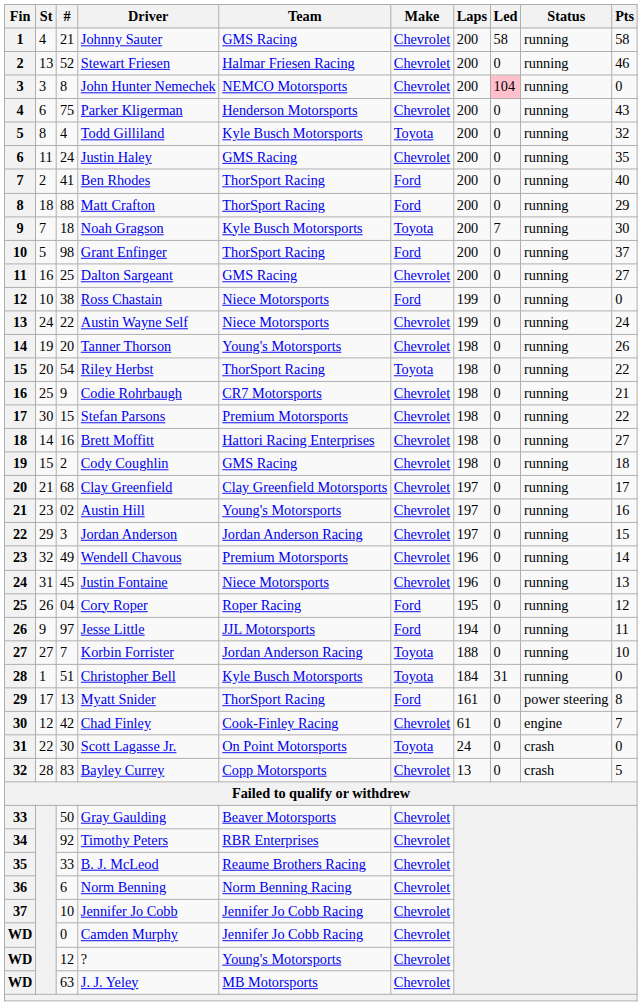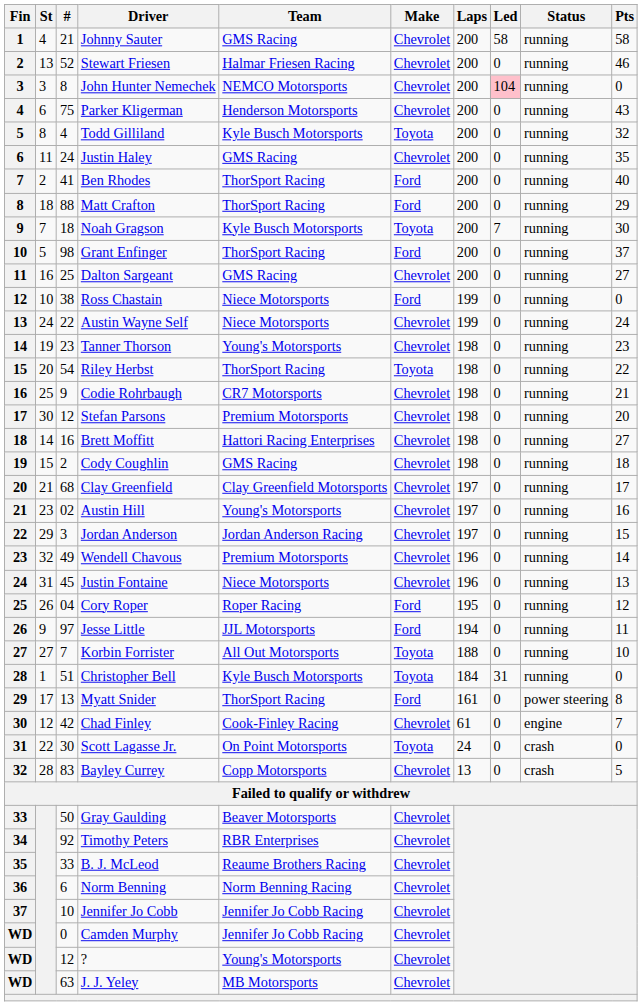(67, 346) 20 -> (67, 346) 23
(622, 346) 26 -> (622, 346) 23
(67, 416) 15 -> (67, 416) 12
(622, 416) 22 -> (622, 416) 20
(292, 652) Jordan Anderson Racing -> (281, 652) All Out Motorsports
